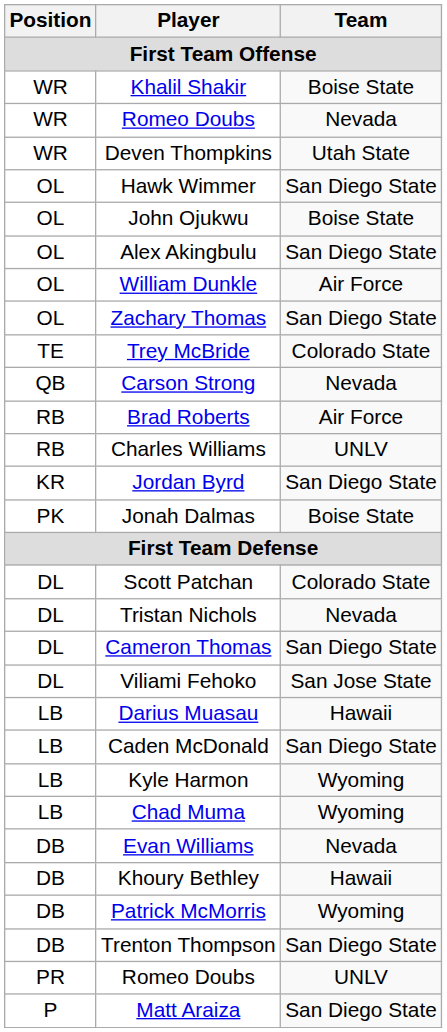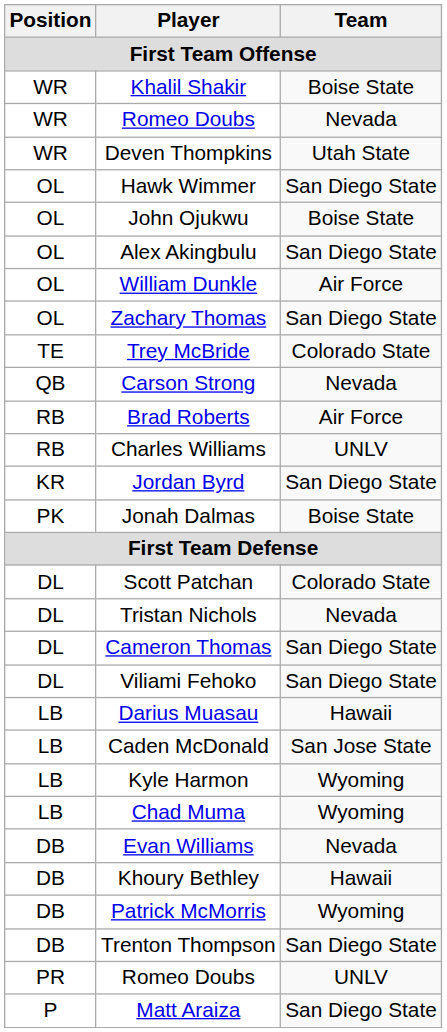(361, 680) San Jose State -> (361, 680) San Diego State
(361, 746) San Diego State -> (361, 746) San Jose State
